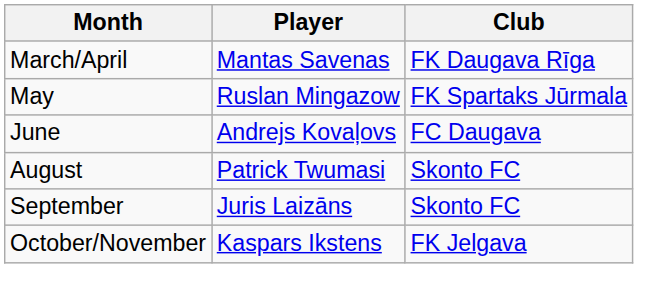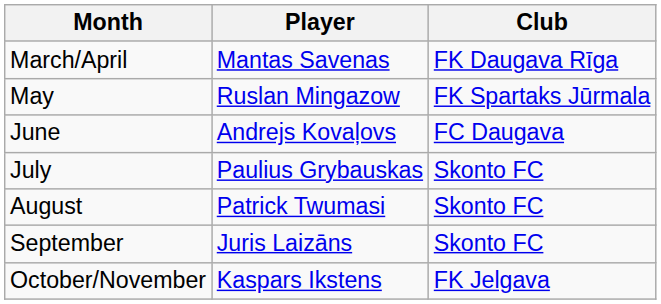+ row: (31, 170)
